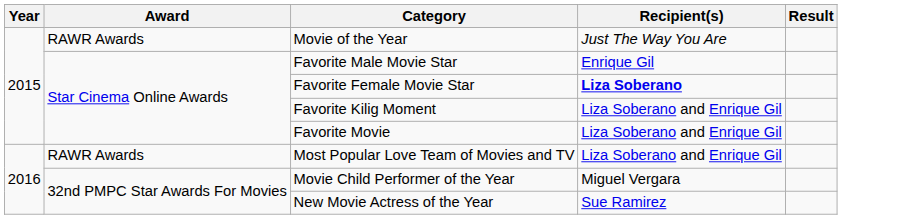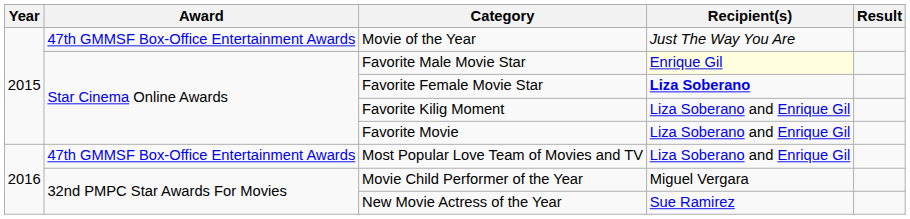(96, 39) RAWR Awards -> (201, 39) 47th GMMSF Box-Office Entertainment Awards
(618, 62) no background -> (686, 62) lightyellow background
(96, 156) RAWR Awards -> (201, 156) 47th GMMSF Box-Office Entertainment Awards
